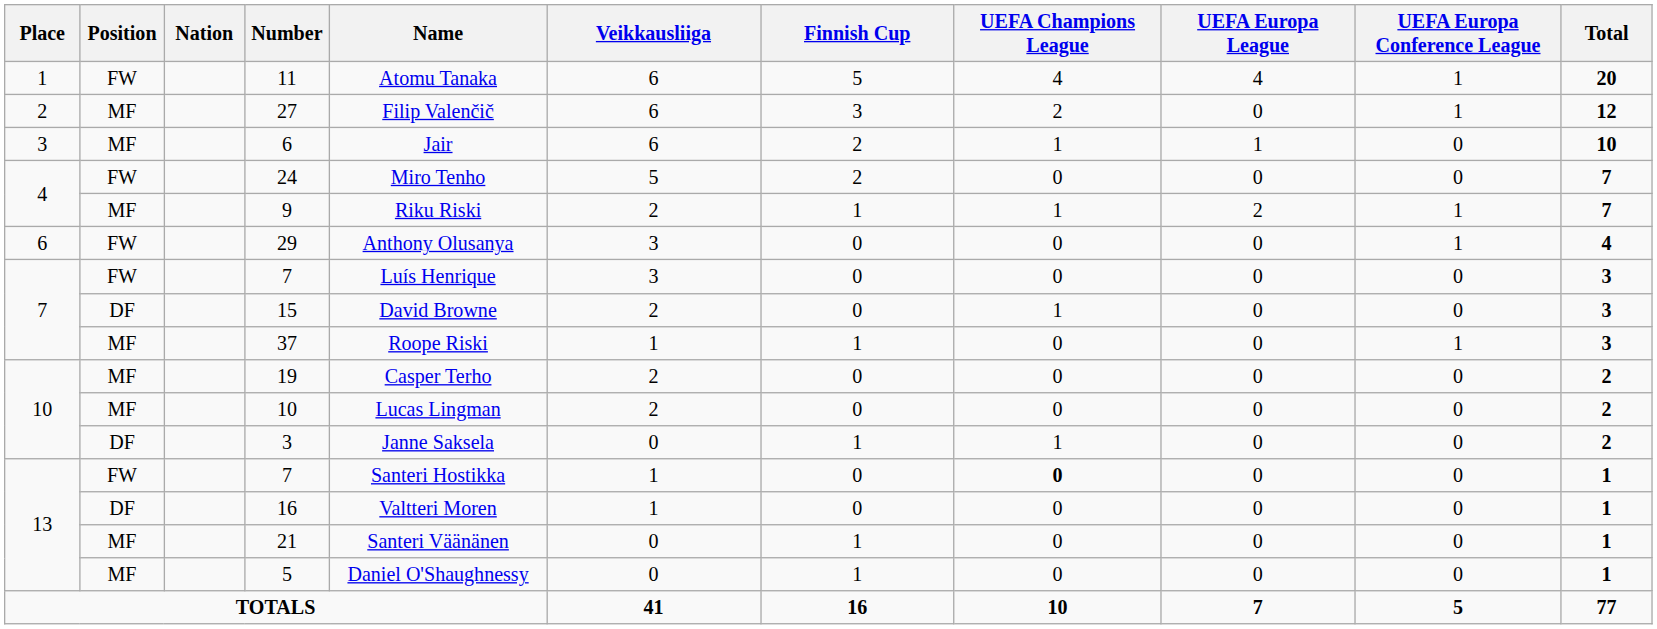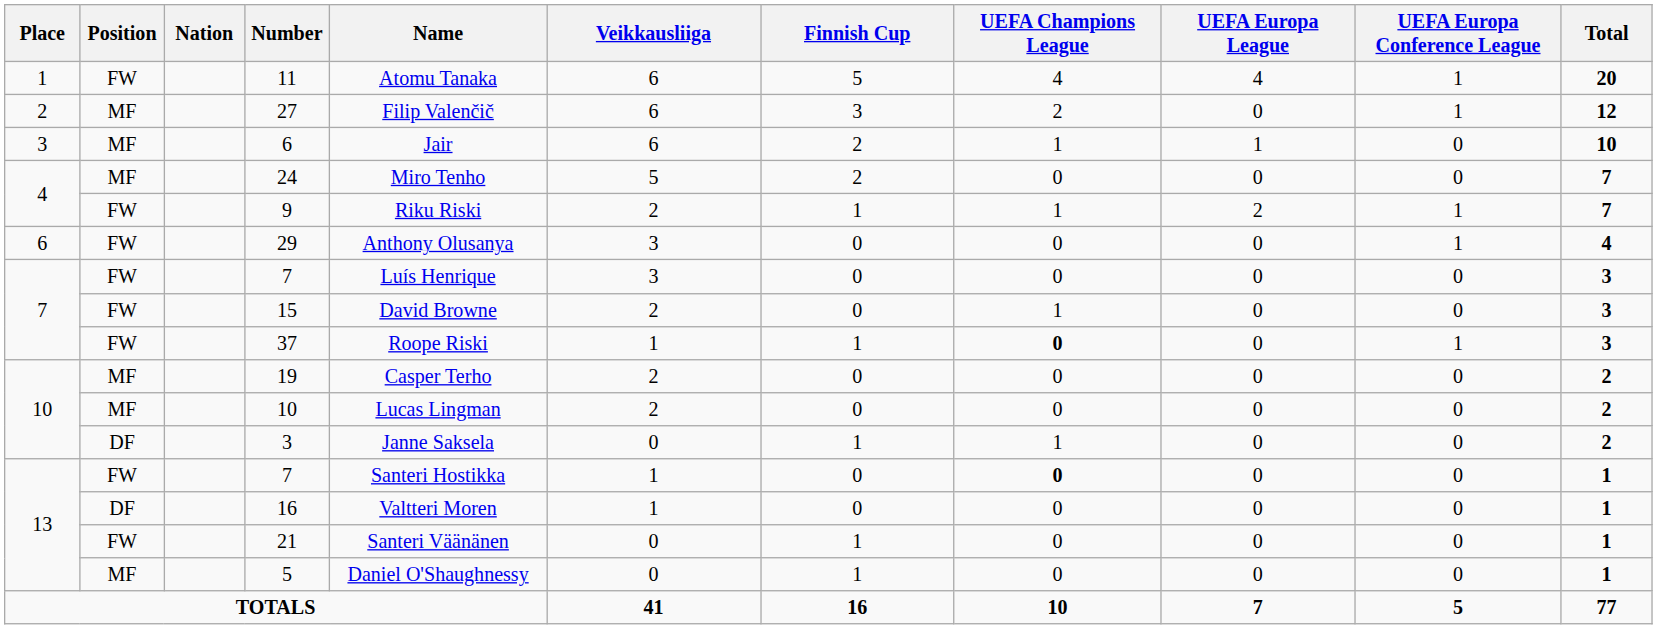(122, 177) FW -> (122, 177) MF
(122, 210) MF -> (122, 210) FW
(122, 309) DF -> (122, 309) FW
(122, 342) MF -> (122, 342) FW
(1058, 342) normal -> (1058, 342) bold
(122, 541) MF -> (122, 541) FW
